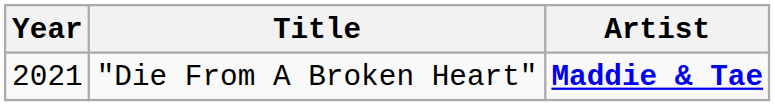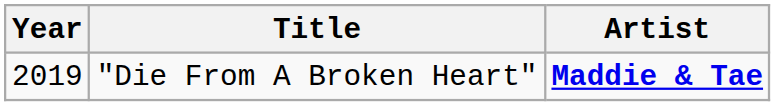(47, 77) 2021 -> (47, 77) 2019
